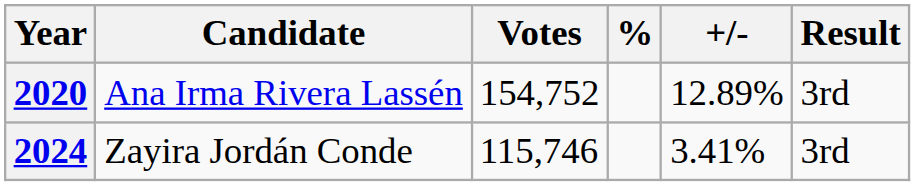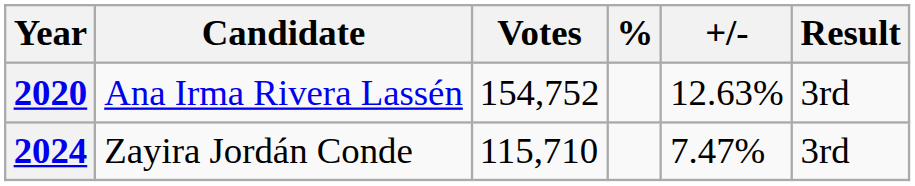(727, 92) 12.89% -> (727, 92) 12.63%
(539, 150) 115,746 -> (539, 150) 115,710
(718, 150) 3.41% -> (718, 150) 7.47%
